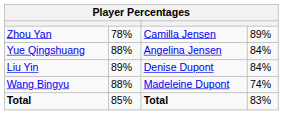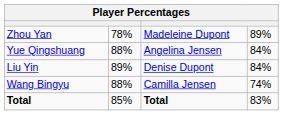(180, 34) Camilla Jensen -> (186, 34) Madeleine Dupont
(186, 84) Madeleine Dupont -> (180, 84) Camilla Jensen
